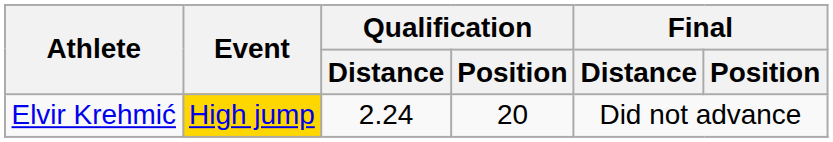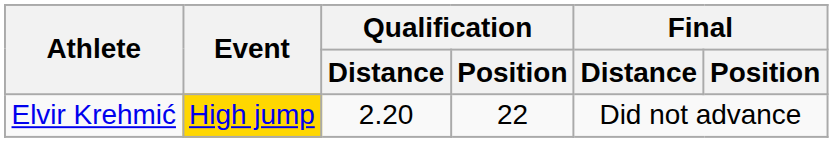(386, 116) 2.24 -> (386, 116) 2.20
(512, 116) 20 -> (512, 116) 22
